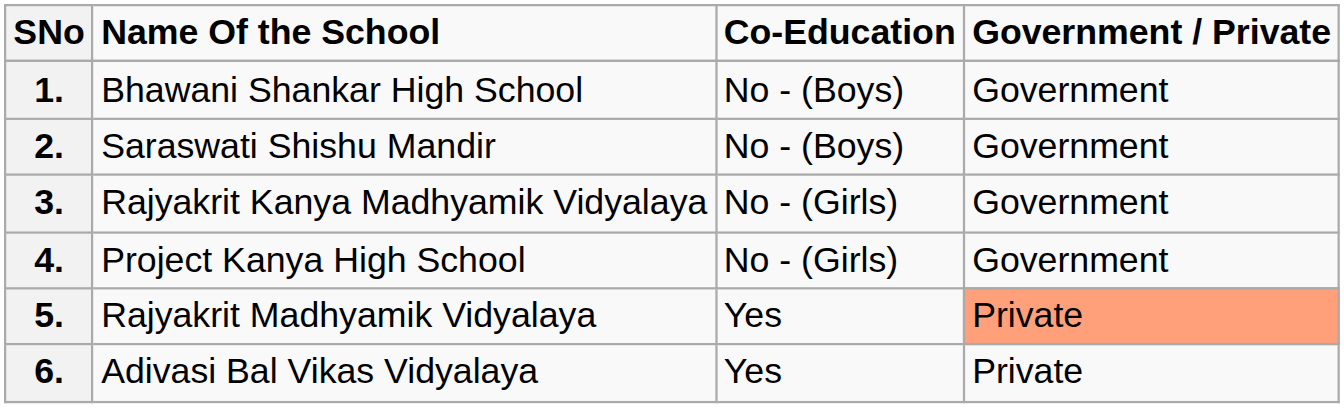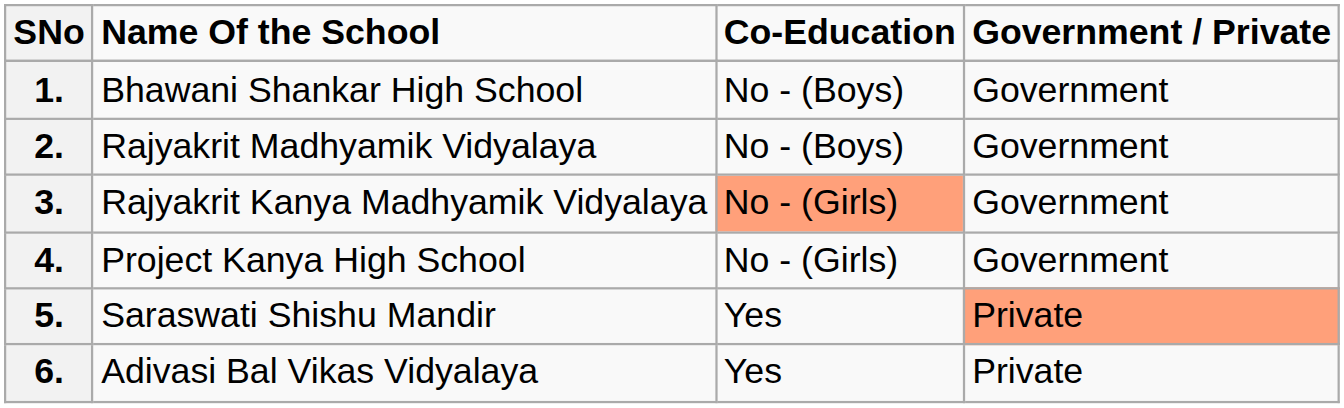(298, 145) Saraswati Shishu Mandir -> (349, 145) Rajyakrit Madhyamik Vidyalaya
(811, 202) no background -> (811, 202) lightsalmon background
(349, 315) Rajyakrit Madhyamik Vidyalaya -> (298, 315) Saraswati Shishu Mandir
